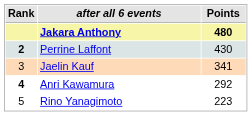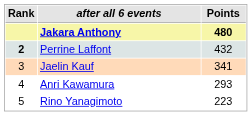(223, 49) 430 -> (223, 49) 432
(21, 84) bold -> (21, 84) normal
(223, 84) 292 -> (223, 84) 293
